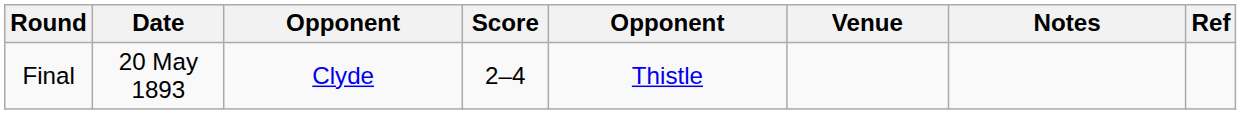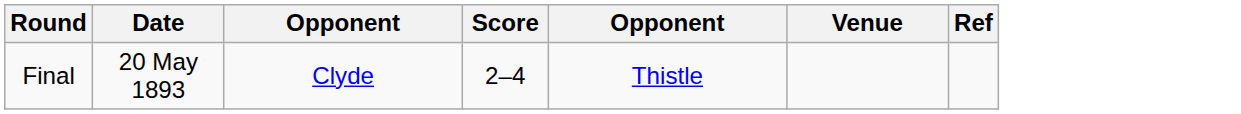- column: (1067, 23)
